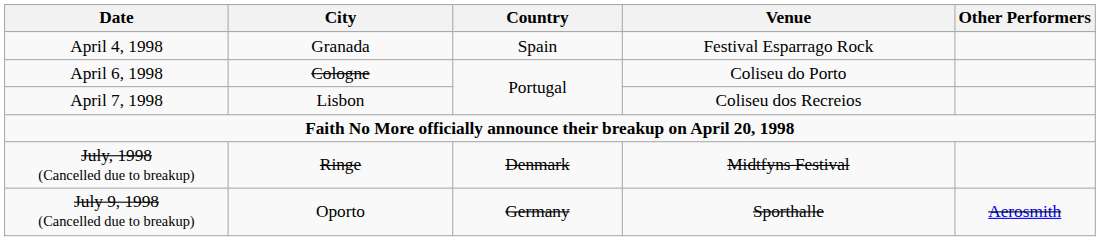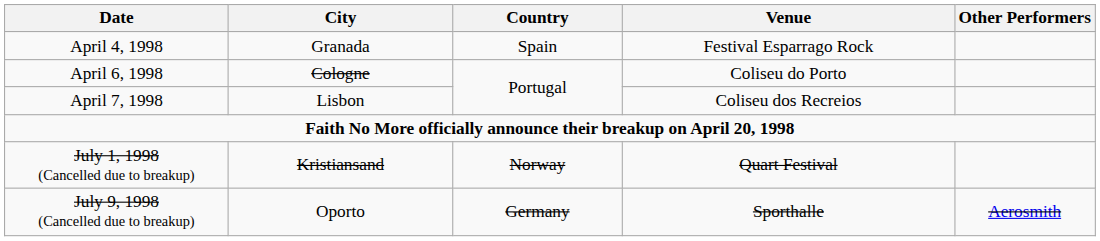+ row: (117, 164)
- row: (117, 164)
